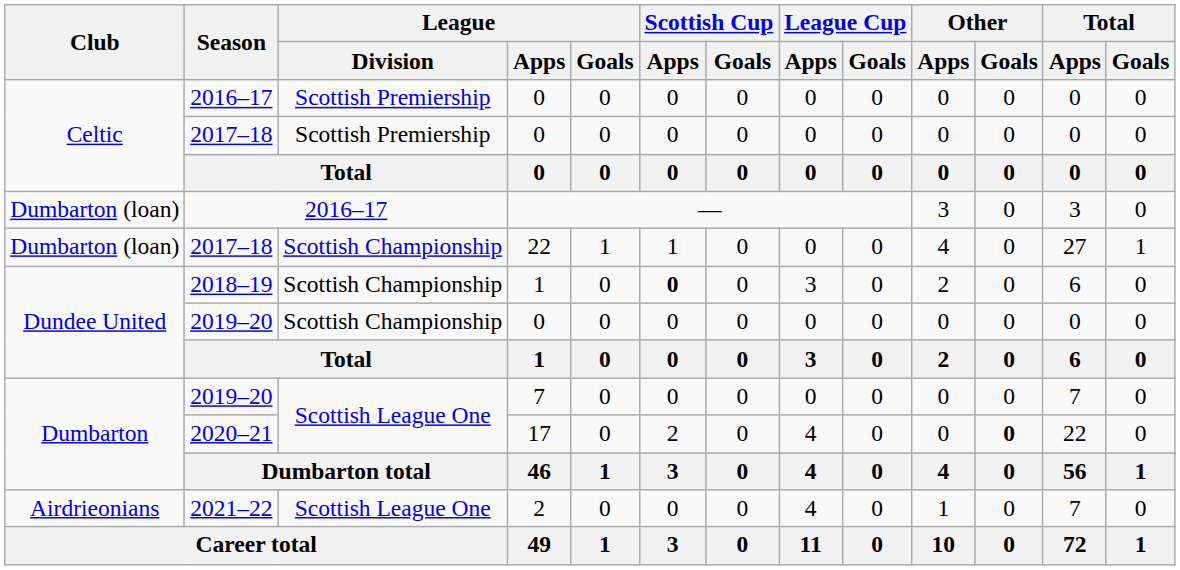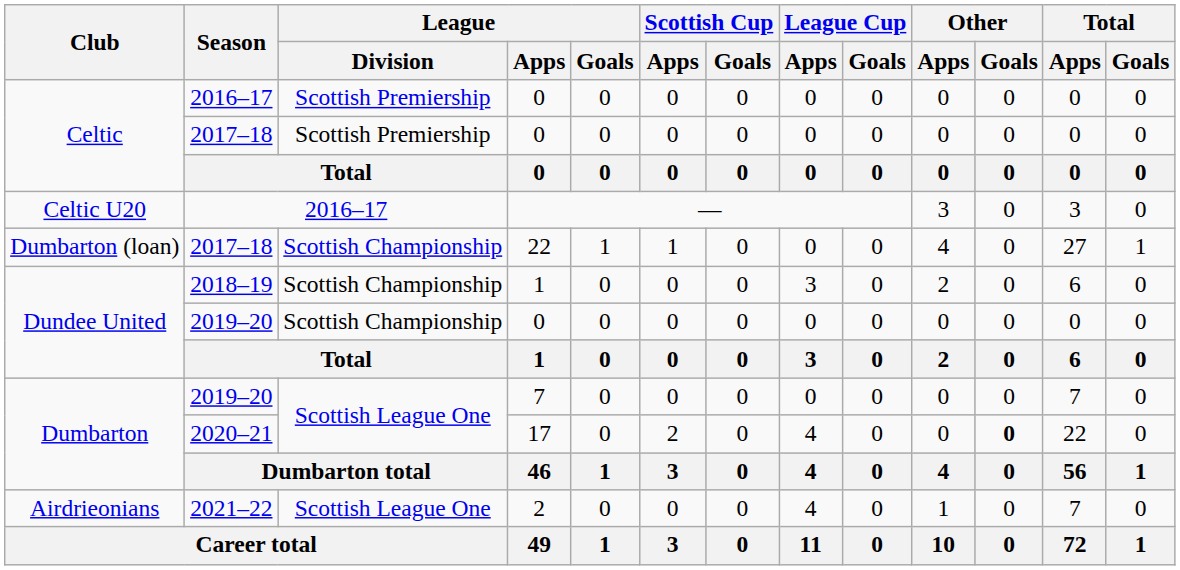(95, 209) Dumbarton (loan) -> (95, 209) Celtic U20
(673, 284) bold -> (673, 284) normal
